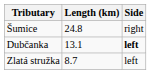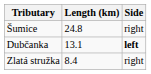(71, 61) 8.7 -> (71, 61) 8.4
(131, 61) left -> (134, 61) right
